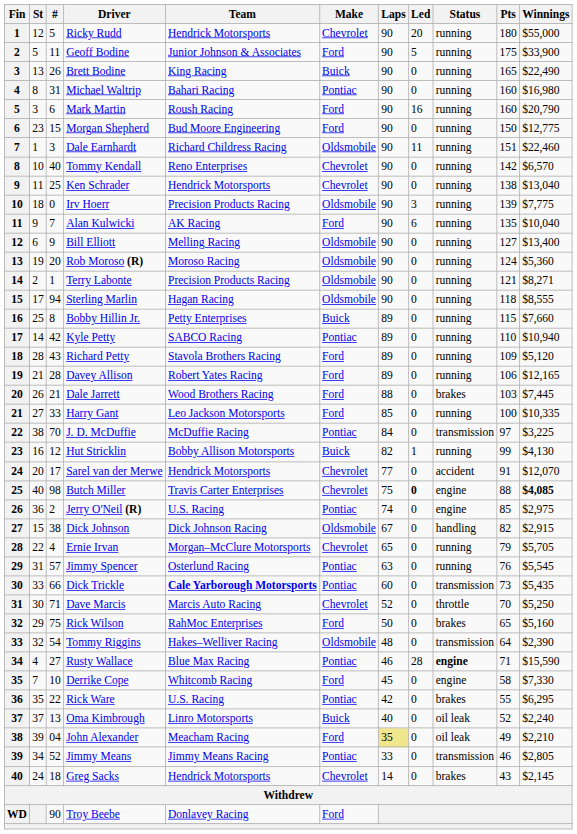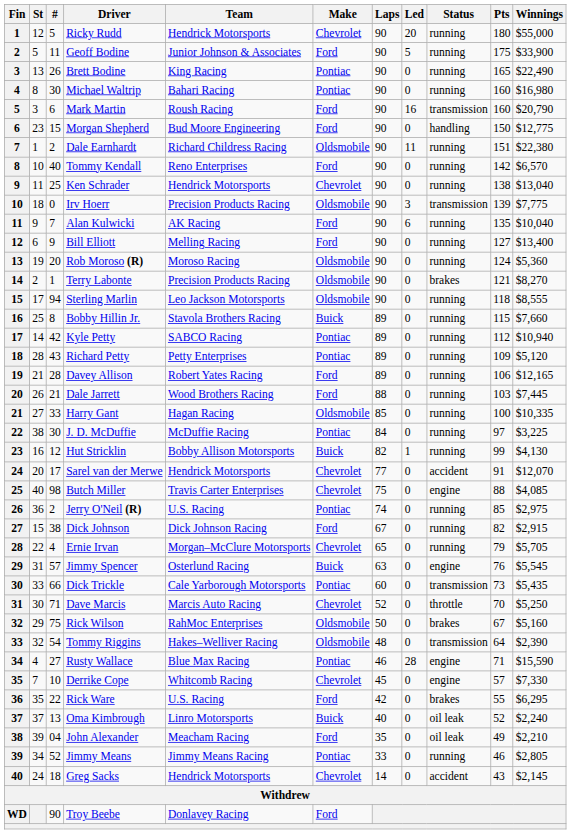(336, 71) Buick -> (333, 71) Pontiac
(55, 90) 31 -> (55, 90) 30
(454, 109) running -> (459, 109) transmission
(454, 128) running -> (450, 128) handling
(52, 147) 3 -> (52, 147) 2
(541, 147) $22,460 -> (535, 147) $22,380
(345, 166) Chevrolet -> (327, 166) Ford
(454, 204) running -> (459, 204) transmission
(349, 242) Oldsmobile -> (327, 242) Ford
(454, 280) running -> (444, 280) brakes
(538, 280) $8,271 -> (532, 280) $8,270
(201, 299) Hagan Racing -> (226, 299) Leo Jackson Motorsports
(207, 318) Petty Enterprises -> (224, 318) Stavola Brothers Racing
(508, 338) 110 -> (502, 338) 112
(224, 357) Stavola Brothers Racing -> (207, 357) Petty Enterprises
(333, 357) Ford -> (333, 357) Pontiac
(451, 395) brakes -> (447, 395) running
(226, 414) Leo Jackson Motorsports -> (201, 414) Hagan Racing
(333, 414) Ford -> (343, 414) Oldsmobile
(55, 433) 70 -> (55, 433) 30
(465, 433) transmission -> (447, 433) running
(414, 490) bold -> (408, 490) normal
(538, 490) bold -> (532, 490) normal
(451, 509) engine -> (447, 509) running
(349, 528) Oldsmobile -> (327, 528) Ford
(456, 528) handling -> (447, 528) running
(339, 566) Pontiac -> (330, 566) Buick
(454, 566) running -> (445, 566) engine
(242, 585) bold -> (237, 585) normal
(333, 623) Ford -> (343, 623) Oldsmobile
(505, 623) 65 -> (499, 623) 67
(452, 661) bold -> (445, 661) normal
(333, 680) Ford -> (339, 680) Chevrolet
(505, 680) 58 -> (499, 680) 57
(339, 699) Pontiac -> (327, 699) Ford
(387, 738) khaki background -> (381, 738) no background
(465, 757) transmission -> (447, 757) running
(451, 776) brakes -> (449, 776) accident
